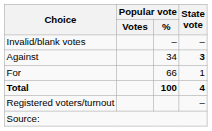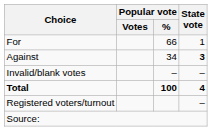rows swapped: (14, 73) <-> (46, 42)
